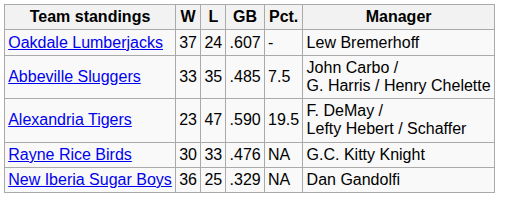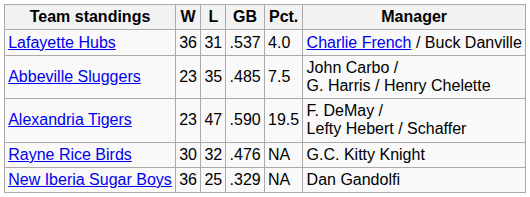- row: (86, 42)
+ row: (62, 42)
(188, 76) 33 -> (188, 76) 23
(213, 154) 33 -> (213, 154) 32
